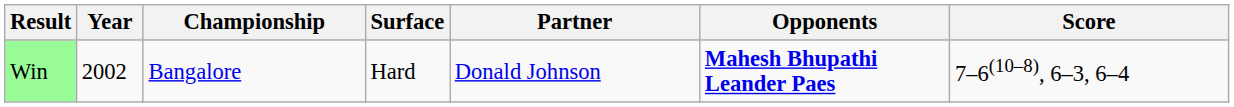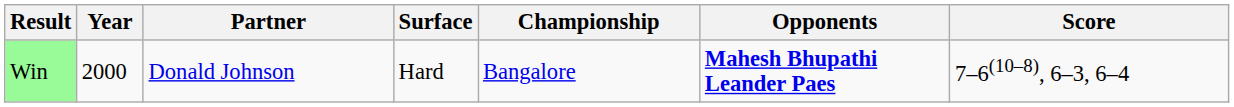columns swapped: (254, 22) <-> (575, 22)
(104, 70) 2002 -> (104, 70) 2000
